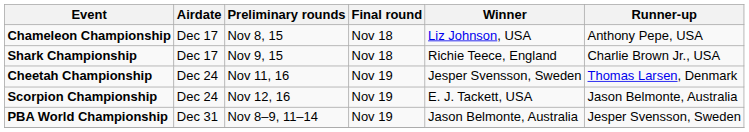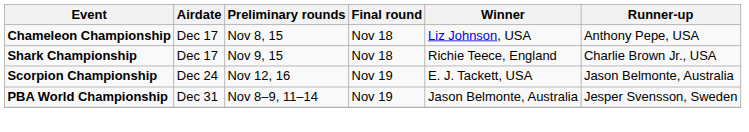- row: (80, 76)
